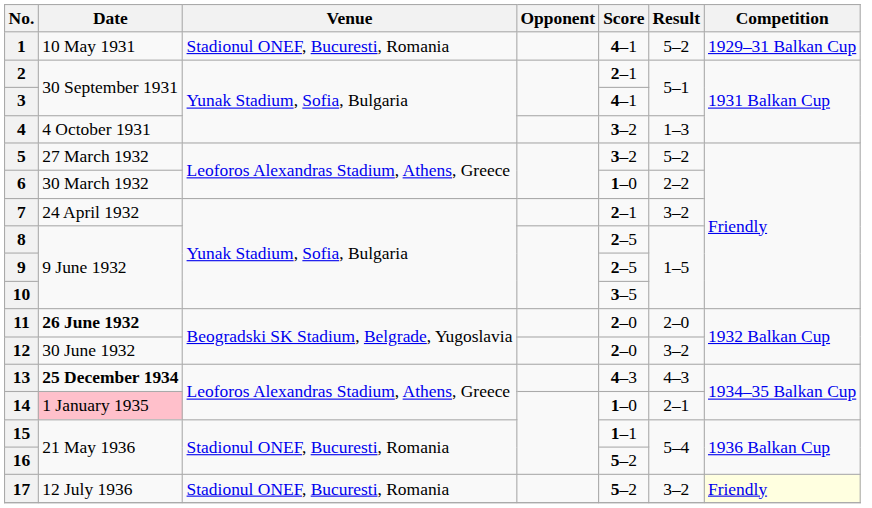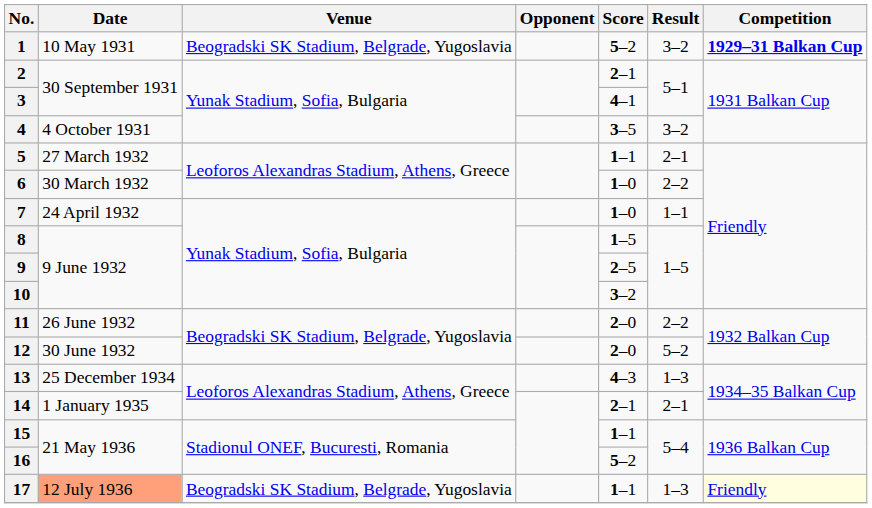(318, 45) Stadionul ONEF, Bucuresti, Romania -> (349, 45) Beogradski SK Stadium, Belgrade, Yugoslavia
(624, 45) 4–1 -> (623, 45) 5–2
(676, 45) 5–2 -> (676, 45) 3–2
(782, 45) normal -> (785, 45) bold
(624, 128) 3–2 -> (623, 128) 3–5
(676, 128) 1–3 -> (676, 128) 3–2
(624, 156) 3–2 -> (623, 156) 1–1
(676, 156) 5–2 -> (676, 156) 2–1
(624, 211) 2–1 -> (623, 211) 1–0
(676, 211) 3–2 -> (676, 211) 1–1
(624, 239) 2–5 -> (623, 239) 1–5
(624, 294) 3–5 -> (623, 294) 3–2
(91, 322) bold -> (89, 322) normal
(676, 322) 2–0 -> (676, 322) 2–2
(676, 350) 3–2 -> (676, 350) 5–2
(110, 377) bold -> (109, 377) normal
(676, 377) 4–3 -> (676, 377) 1–3
(96, 405) pink background -> (96, 405) no background
(624, 405) 1–0 -> (623, 405) 2–1
(87, 488) no background -> (87, 488) lightsalmon background
(318, 488) Stadionul ONEF, Bucuresti, Romania -> (349, 488) Beogradski SK Stadium, Belgrade, Yugoslavia
(624, 488) 5–2 -> (623, 488) 1–1
(676, 488) 3–2 -> (676, 488) 1–3
